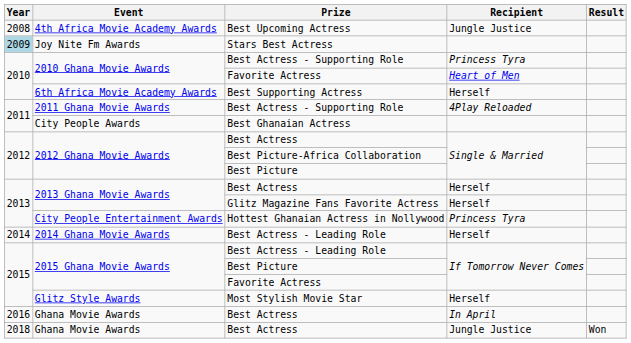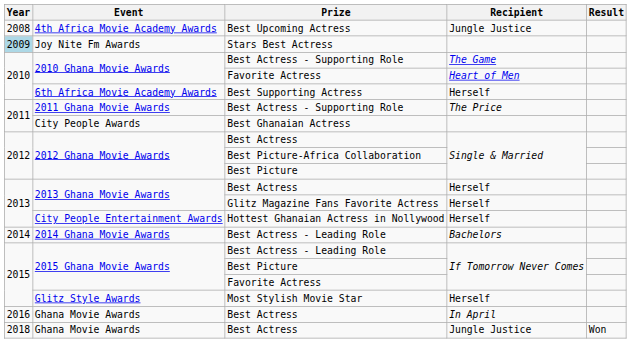(487, 60) Princess Tyra -> (473, 60) The Game
(490, 108) 4Play Reloaded -> (476, 108) The Price
(487, 219) Princess Tyra -> (470, 219) Herself
(470, 235) Herself -> (476, 235) Bachelors
